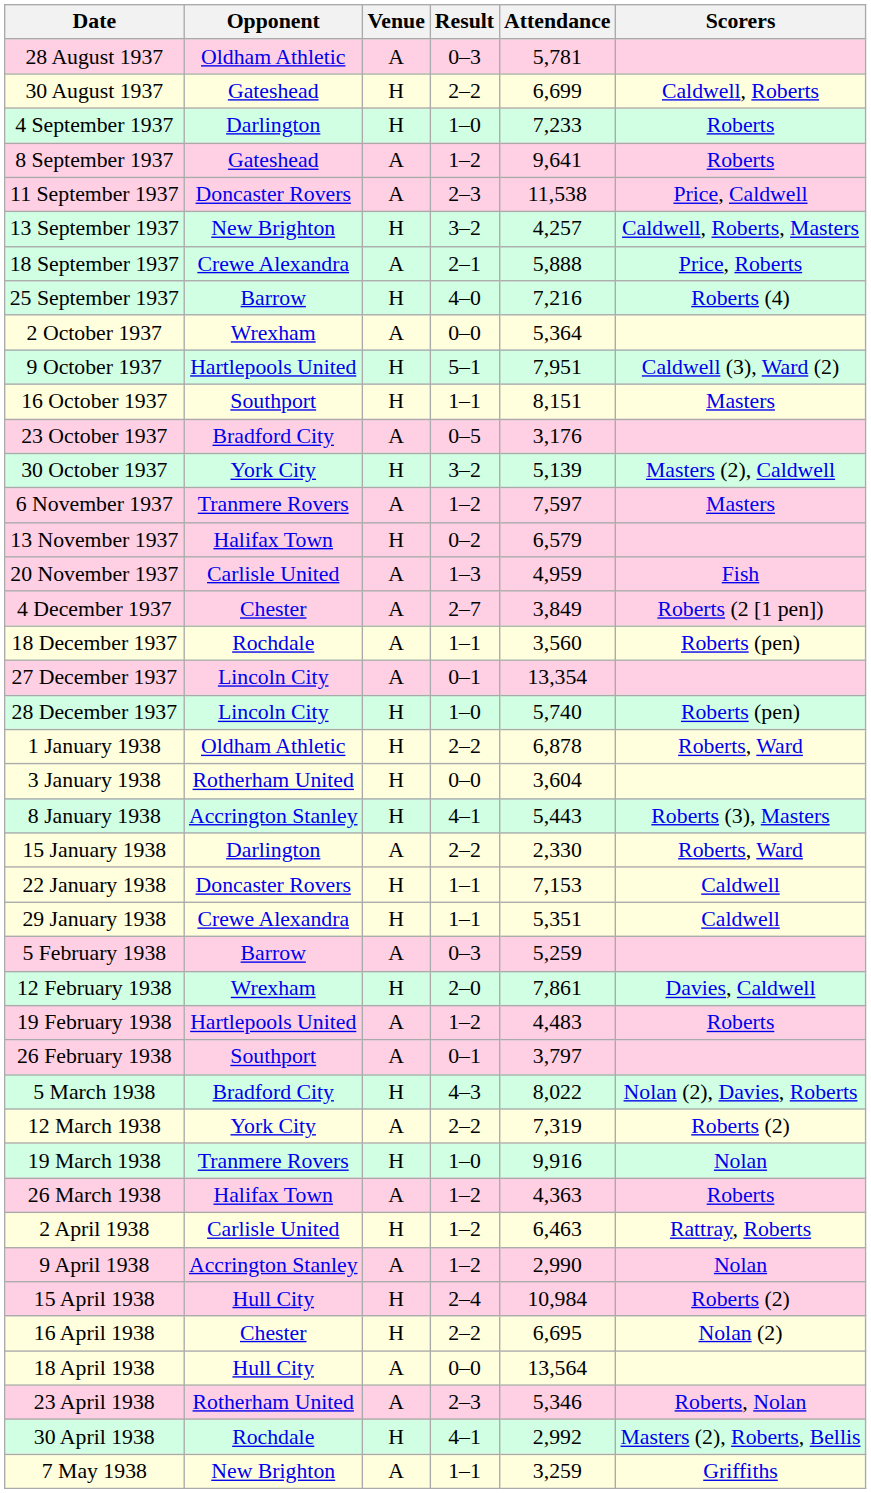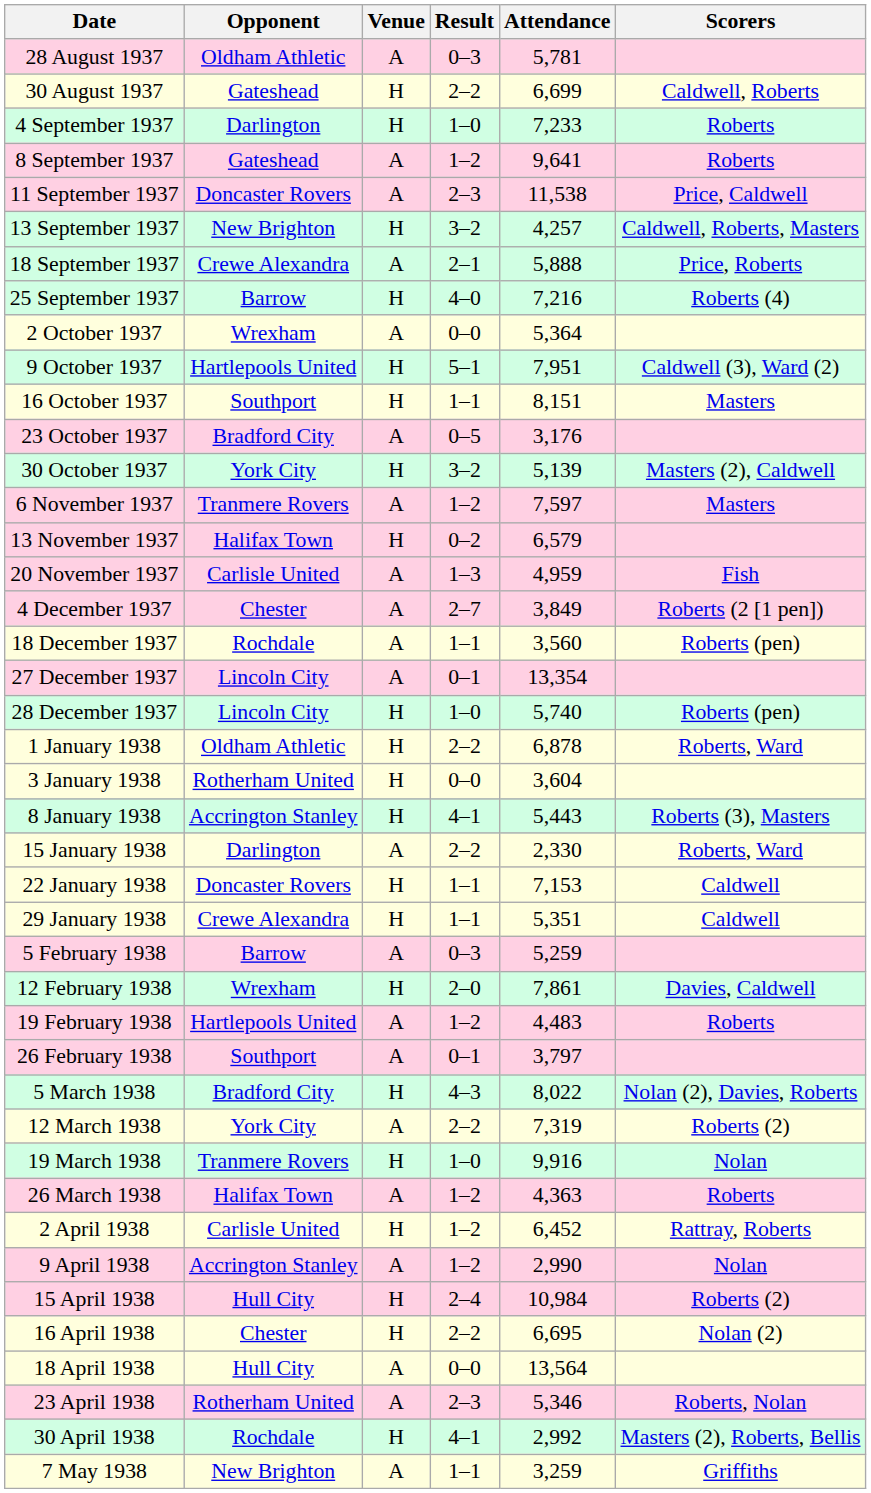(557, 1229) 6,463 -> (557, 1229) 6,452
